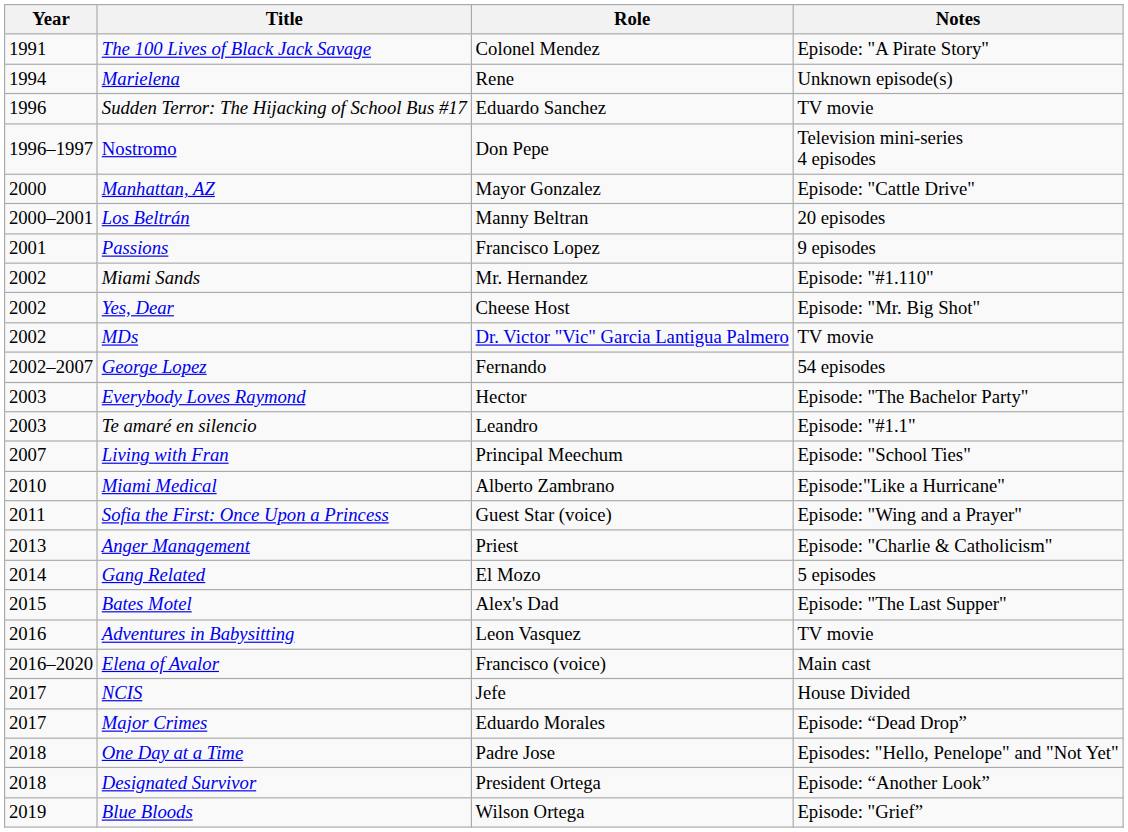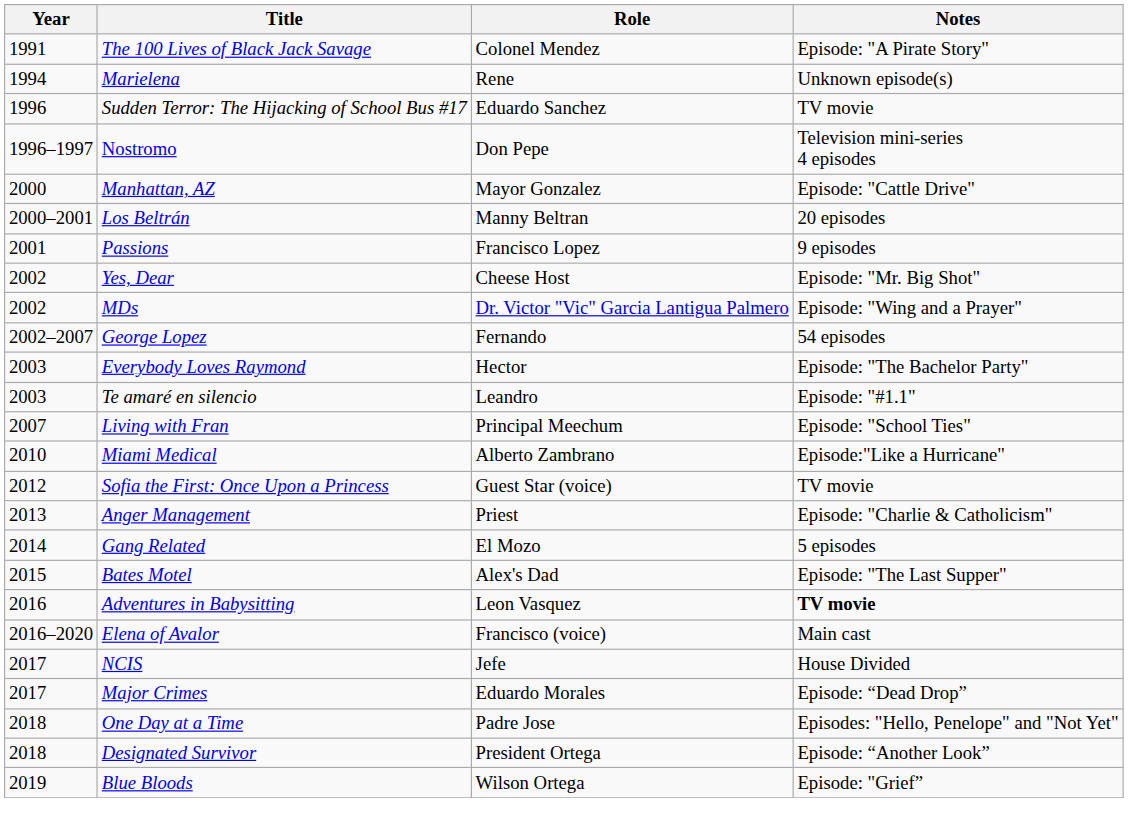- row: (151, 277)
(835, 337) TV movie -> (910, 307) Episode: "Wing and a Prayer"
(27, 515) 2011 -> (28, 485) 2012
(910, 515) Episode: "Wing and a Prayer" -> (835, 485) TV movie
(835, 634) normal -> (836, 604) bold
